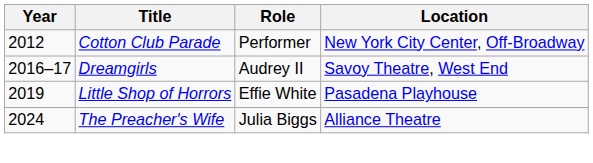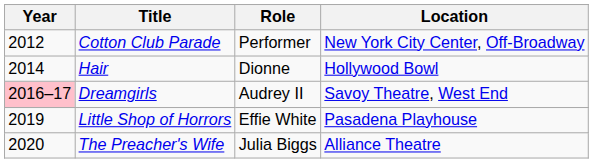+ row: (93, 68)
(40, 68) no background -> (40, 94) pink background
(26, 119) 2024 -> (26, 145) 2020
